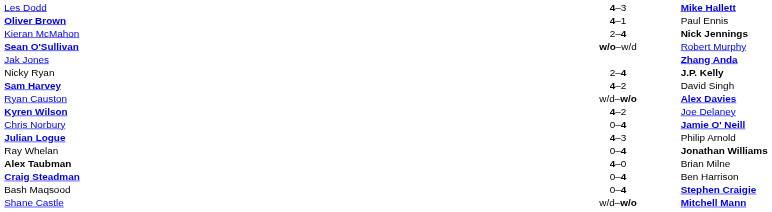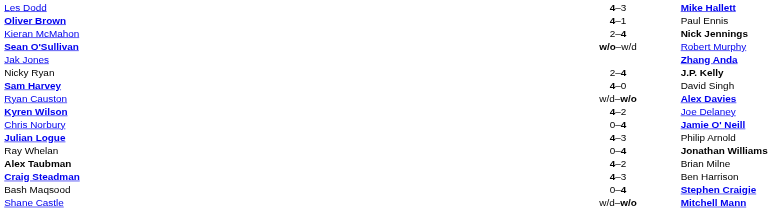(618, 85) 4–2 -> (618, 85) 4–0
(618, 164) 4–0 -> (618, 164) 4–2
(618, 177) 0–4 -> (618, 177) 4–3
